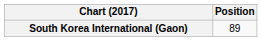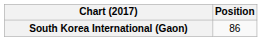(235, 28) 89 -> (235, 28) 86
